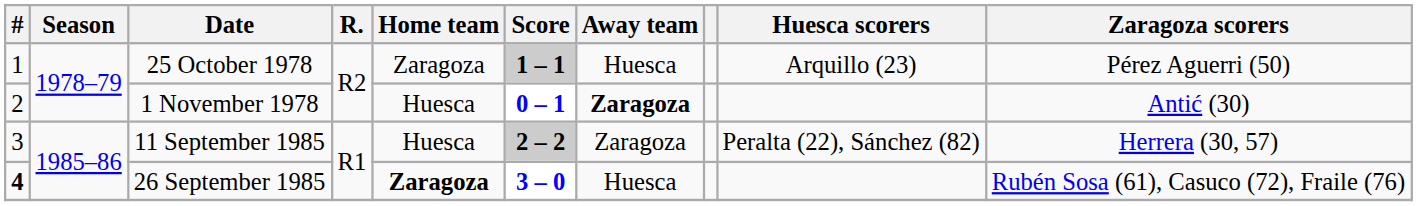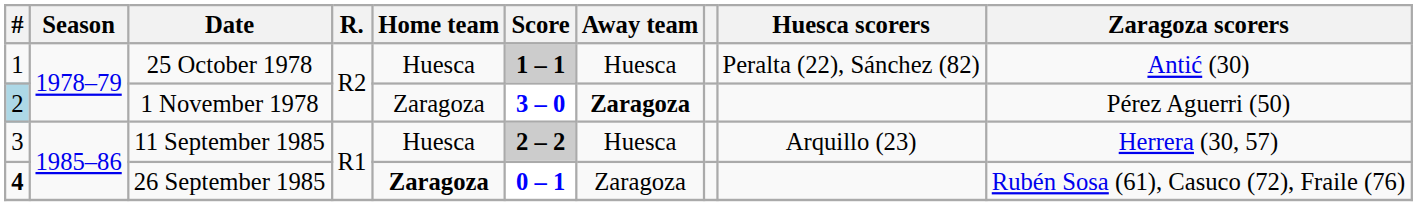(439, 64) Zaragoza -> (439, 64) Huesca
(851, 64) Arquillo (23) -> (851, 64) Peralta (22), Sánchez (82)
(1198, 64) Pérez Aguerri (50) -> (1198, 64) Antić (30)
(17, 102) no background -> (17, 102) lightblue background
(439, 102) Huesca -> (439, 102) Zaragoza
(541, 102) 0 – 1 -> (541, 102) 3 – 0
(1198, 102) Antić (30) -> (1198, 102) Pérez Aguerri (50)
(640, 141) Zaragoza -> (640, 141) Huesca
(851, 141) Peralta (22), Sánchez (82) -> (851, 141) Arquillo (23)
(541, 180) 3 – 0 -> (541, 180) 0 – 1
(640, 180) Huesca -> (640, 180) Zaragoza
